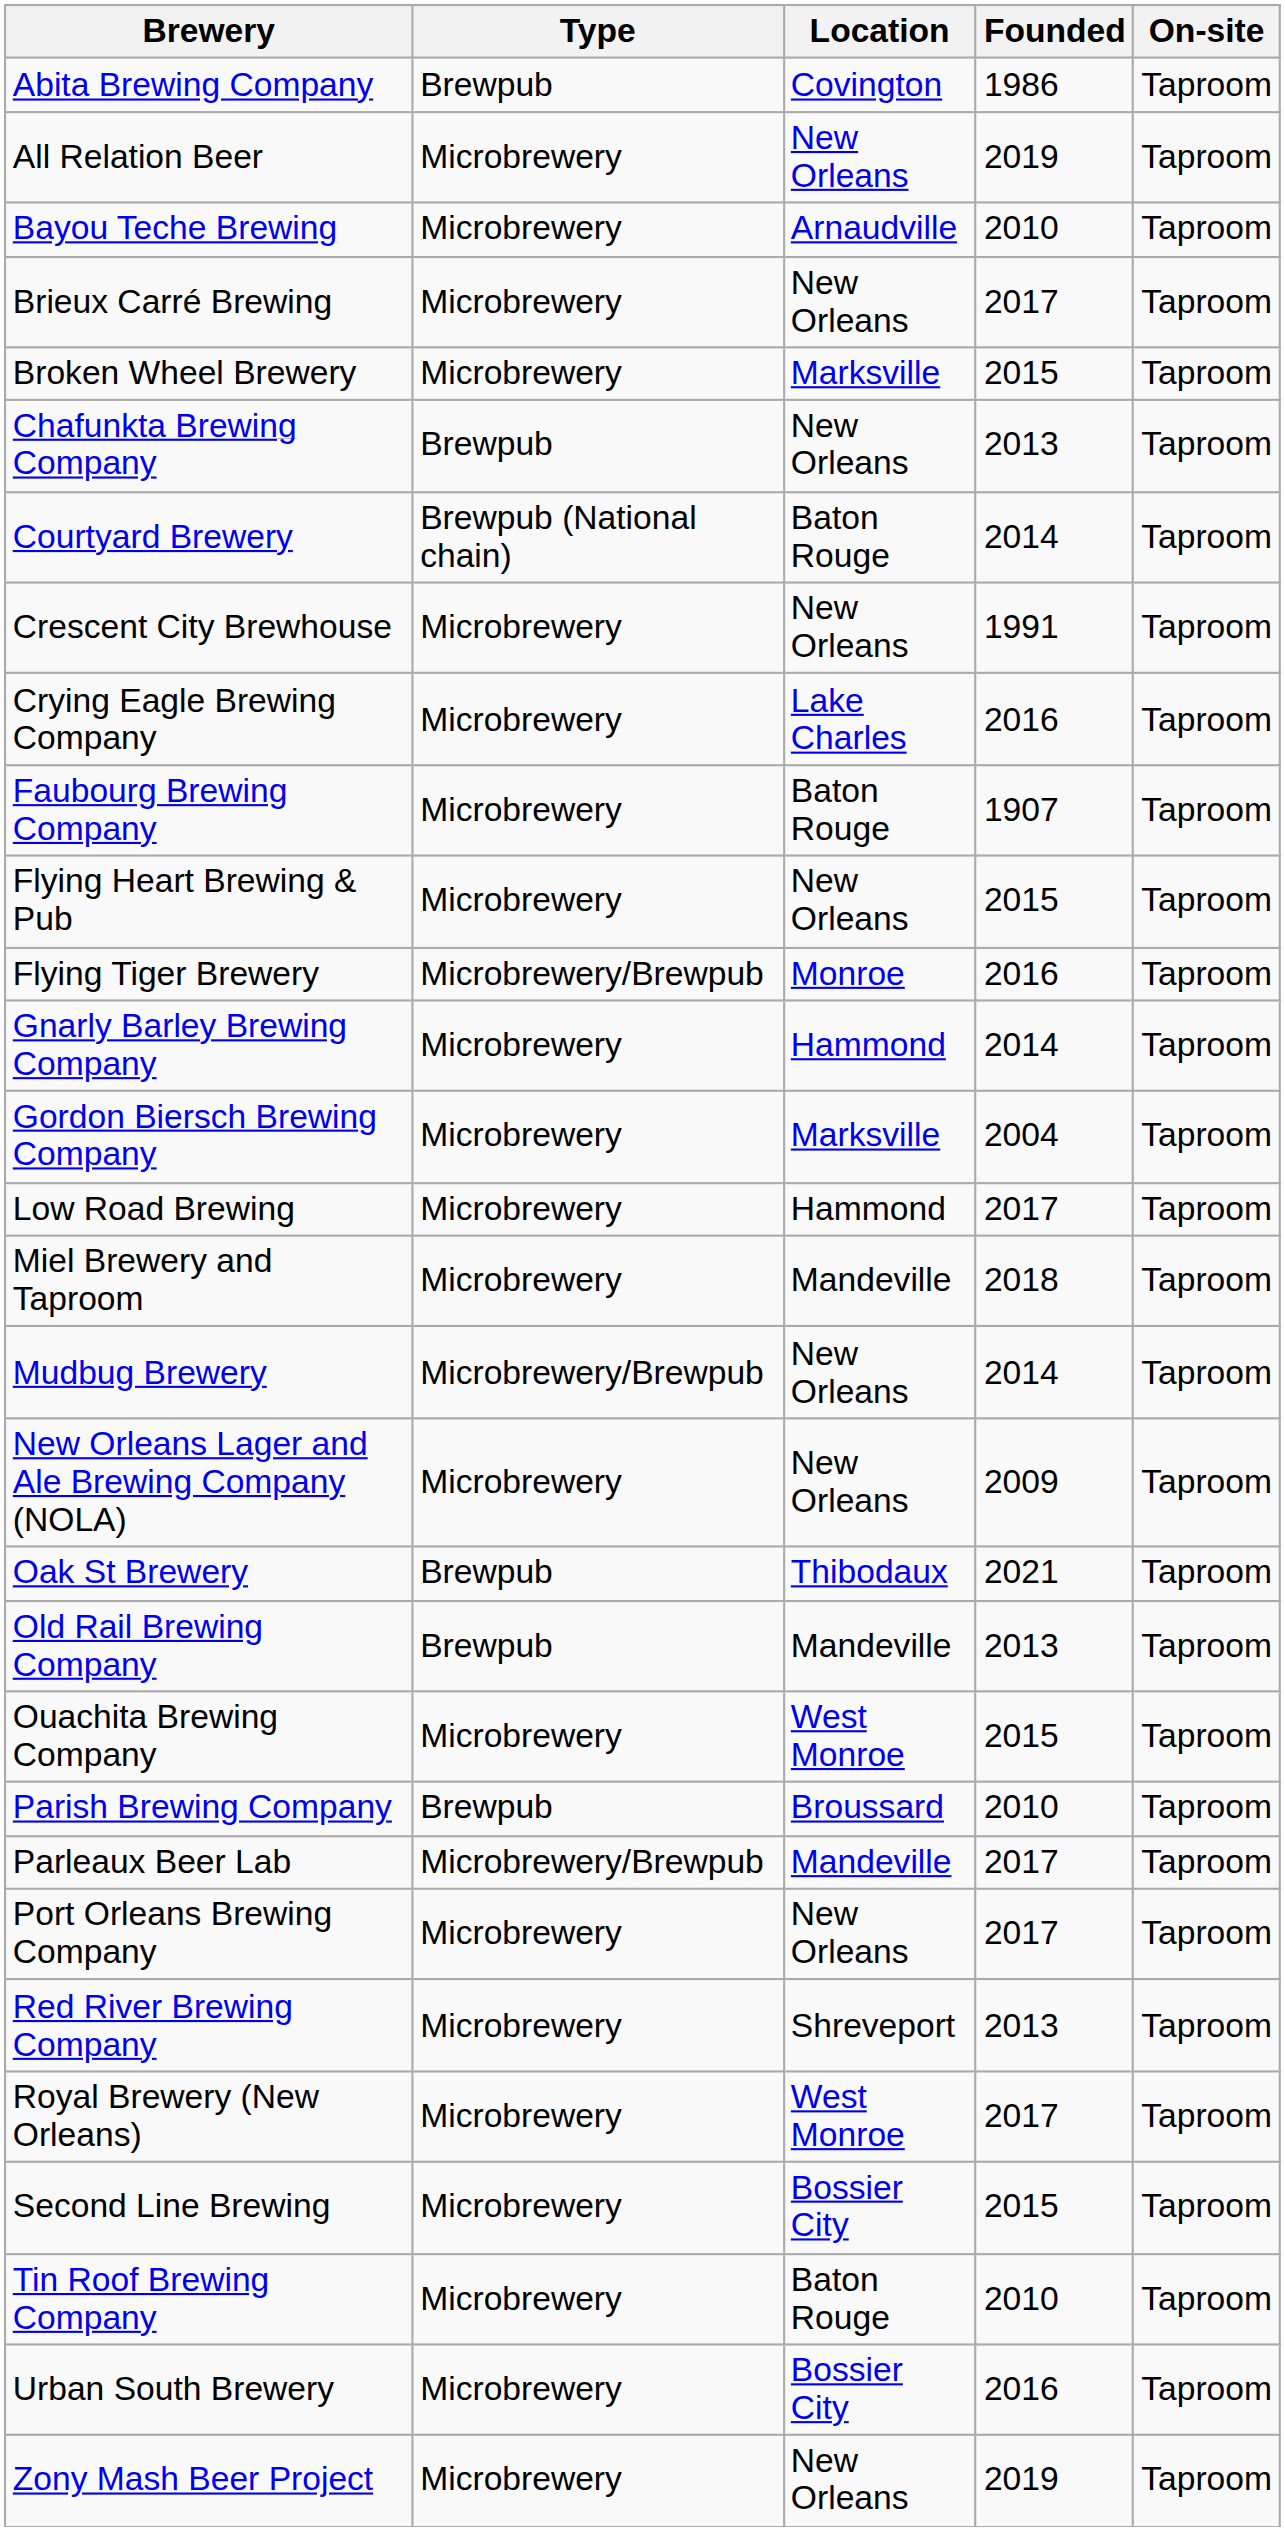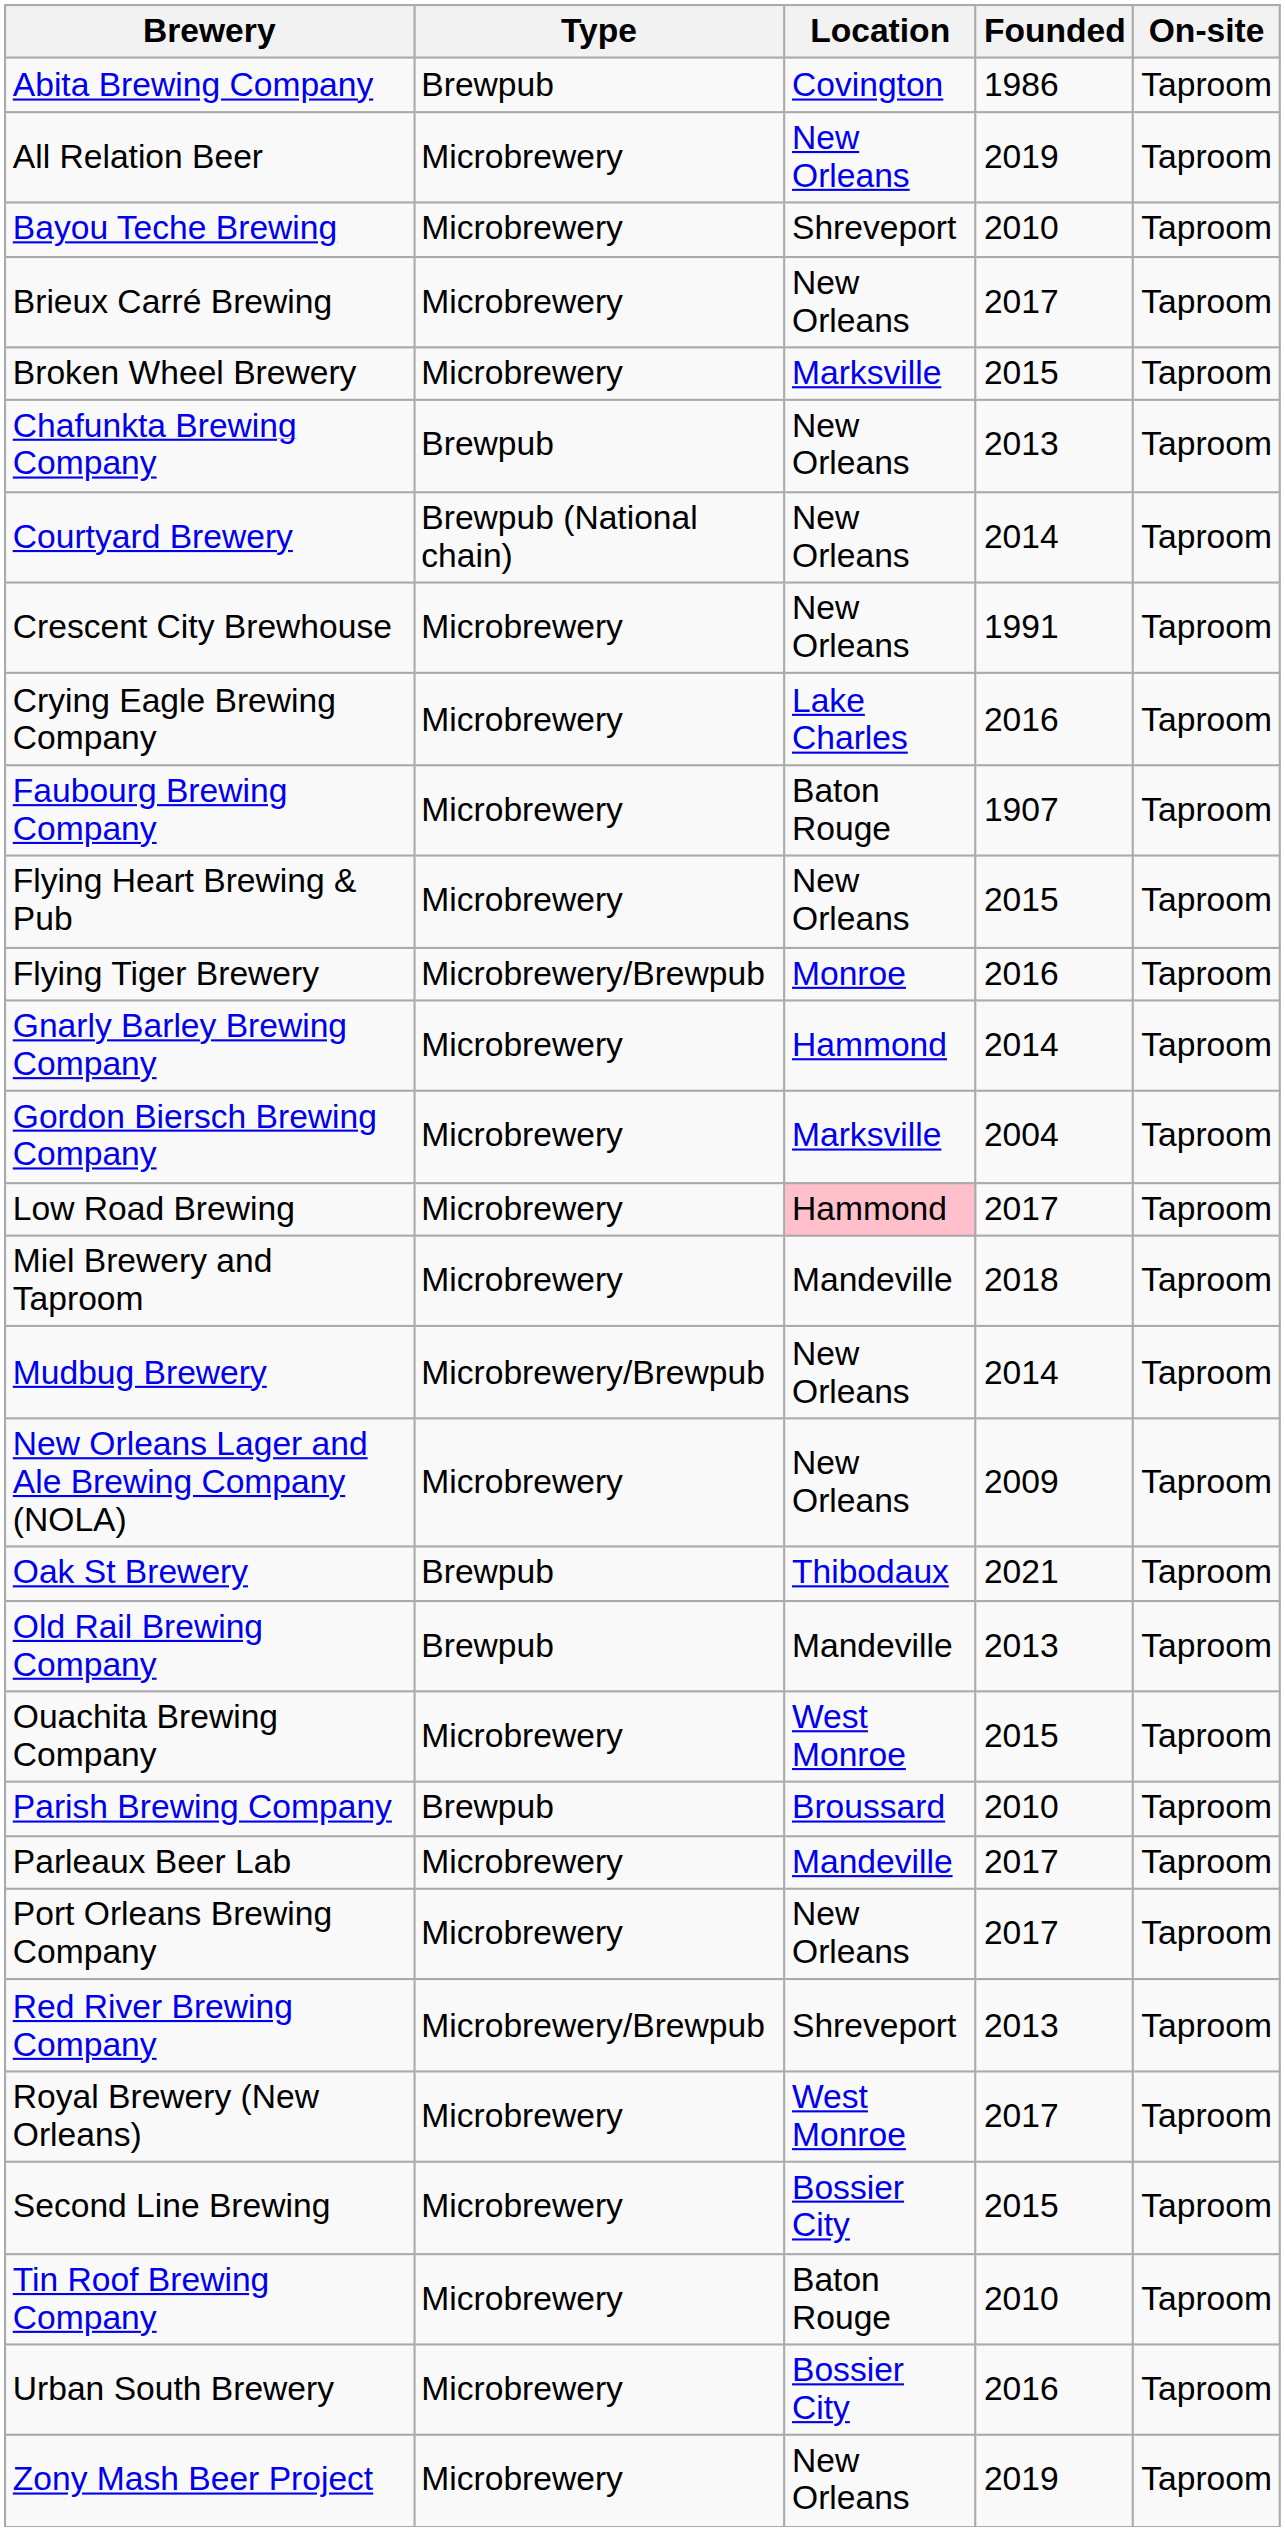(874, 228) Arnaudville -> (874, 228) Shreveport
(840, 536) Baton Rouge -> (851, 536) New Orleans
(868, 1208) no background -> (869, 1208) pink background
(592, 1861) Microbrewery/Brewpub -> (522, 1861) Microbrewery
(521, 2024) Microbrewery -> (593, 2024) Microbrewery/Brewpub
